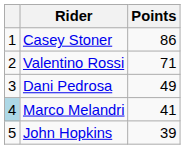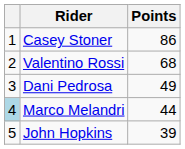(168, 63) 71 -> (168, 63) 68
(168, 110) 41 -> (168, 110) 44
